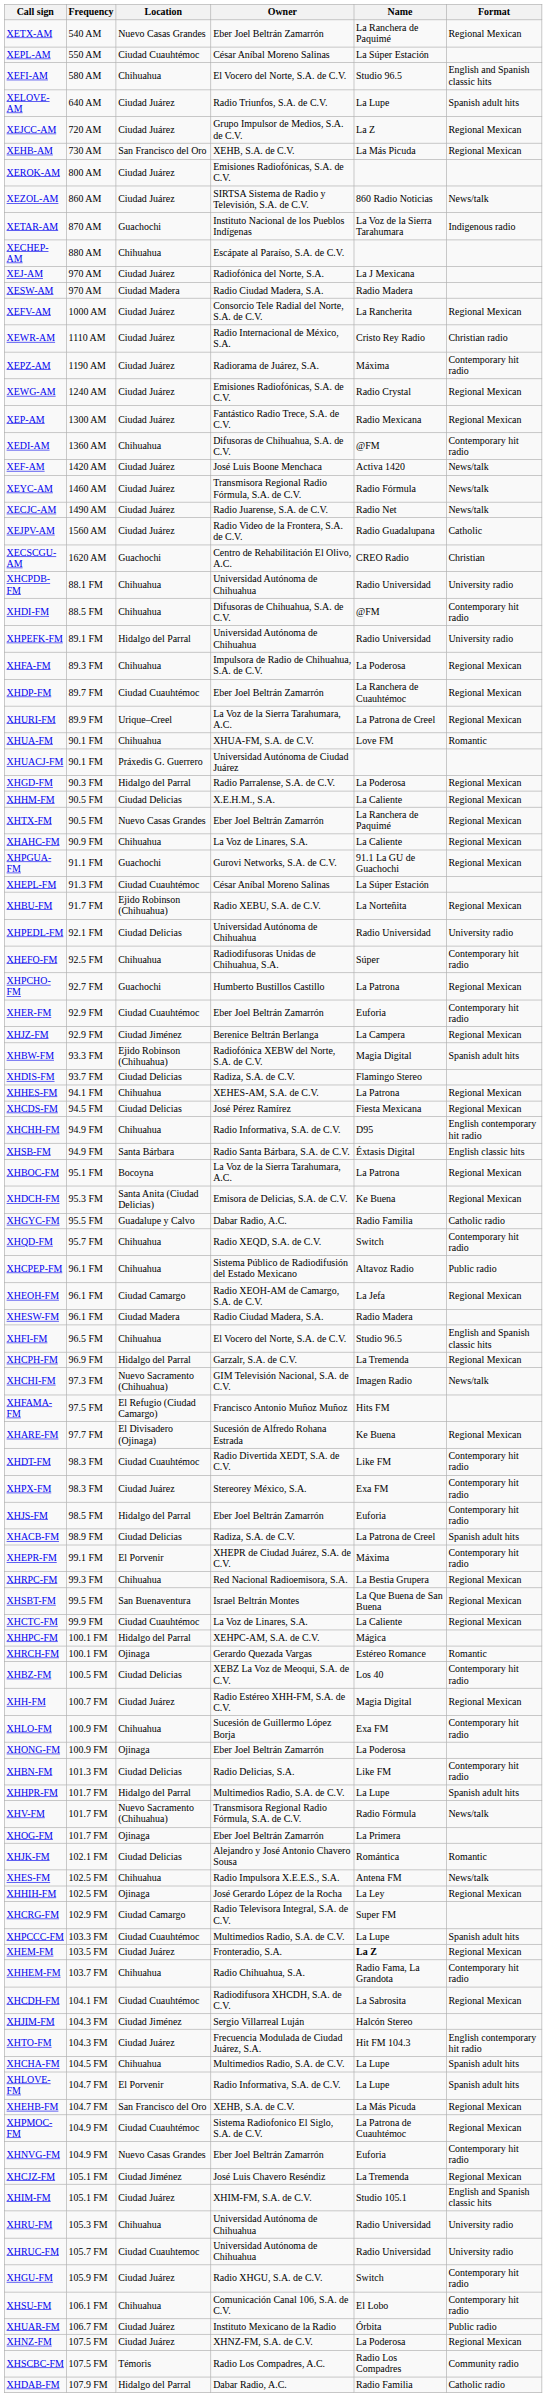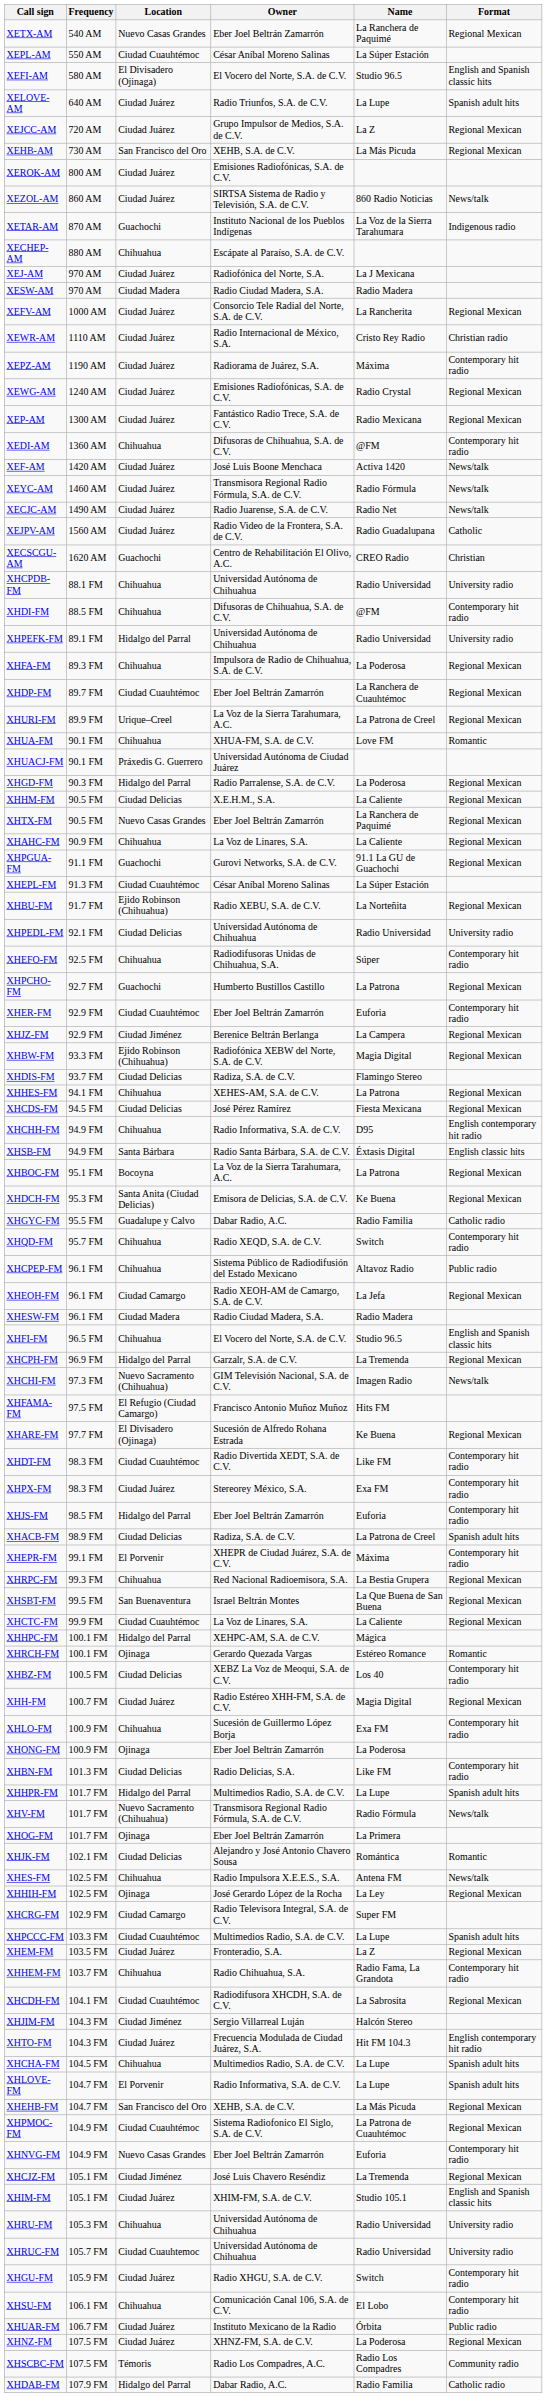(140, 76) Chihuahua -> (146, 76) El Divisadero (Ojinaga)
(484, 1056) Spanish adult hits -> (485, 1056) Regional Mexican
(366, 1952) bold -> (366, 1952) normal
